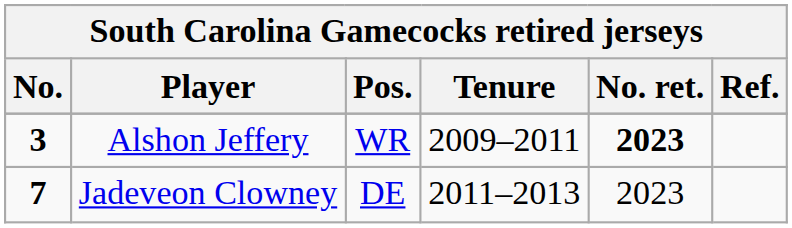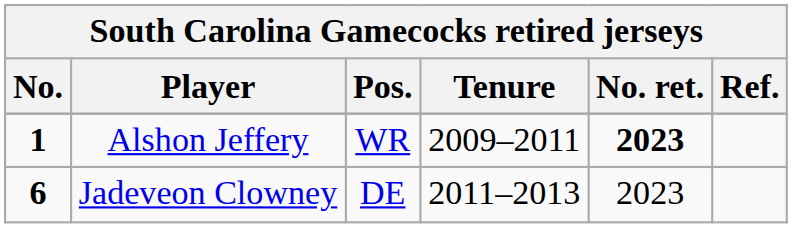(38, 139) 3 -> (38, 139) 1
(38, 193) 7 -> (38, 193) 6
